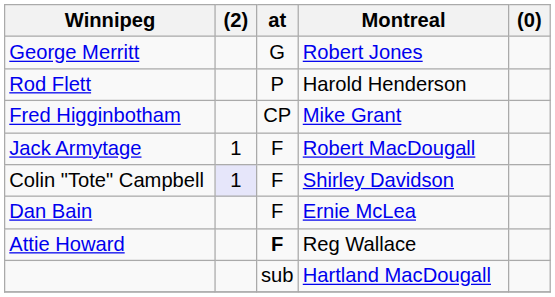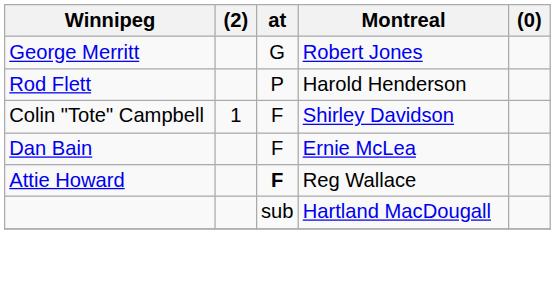- row: (95, 116)
- row: (75, 148)
(236, 180) lavender background -> (236, 116) no background
